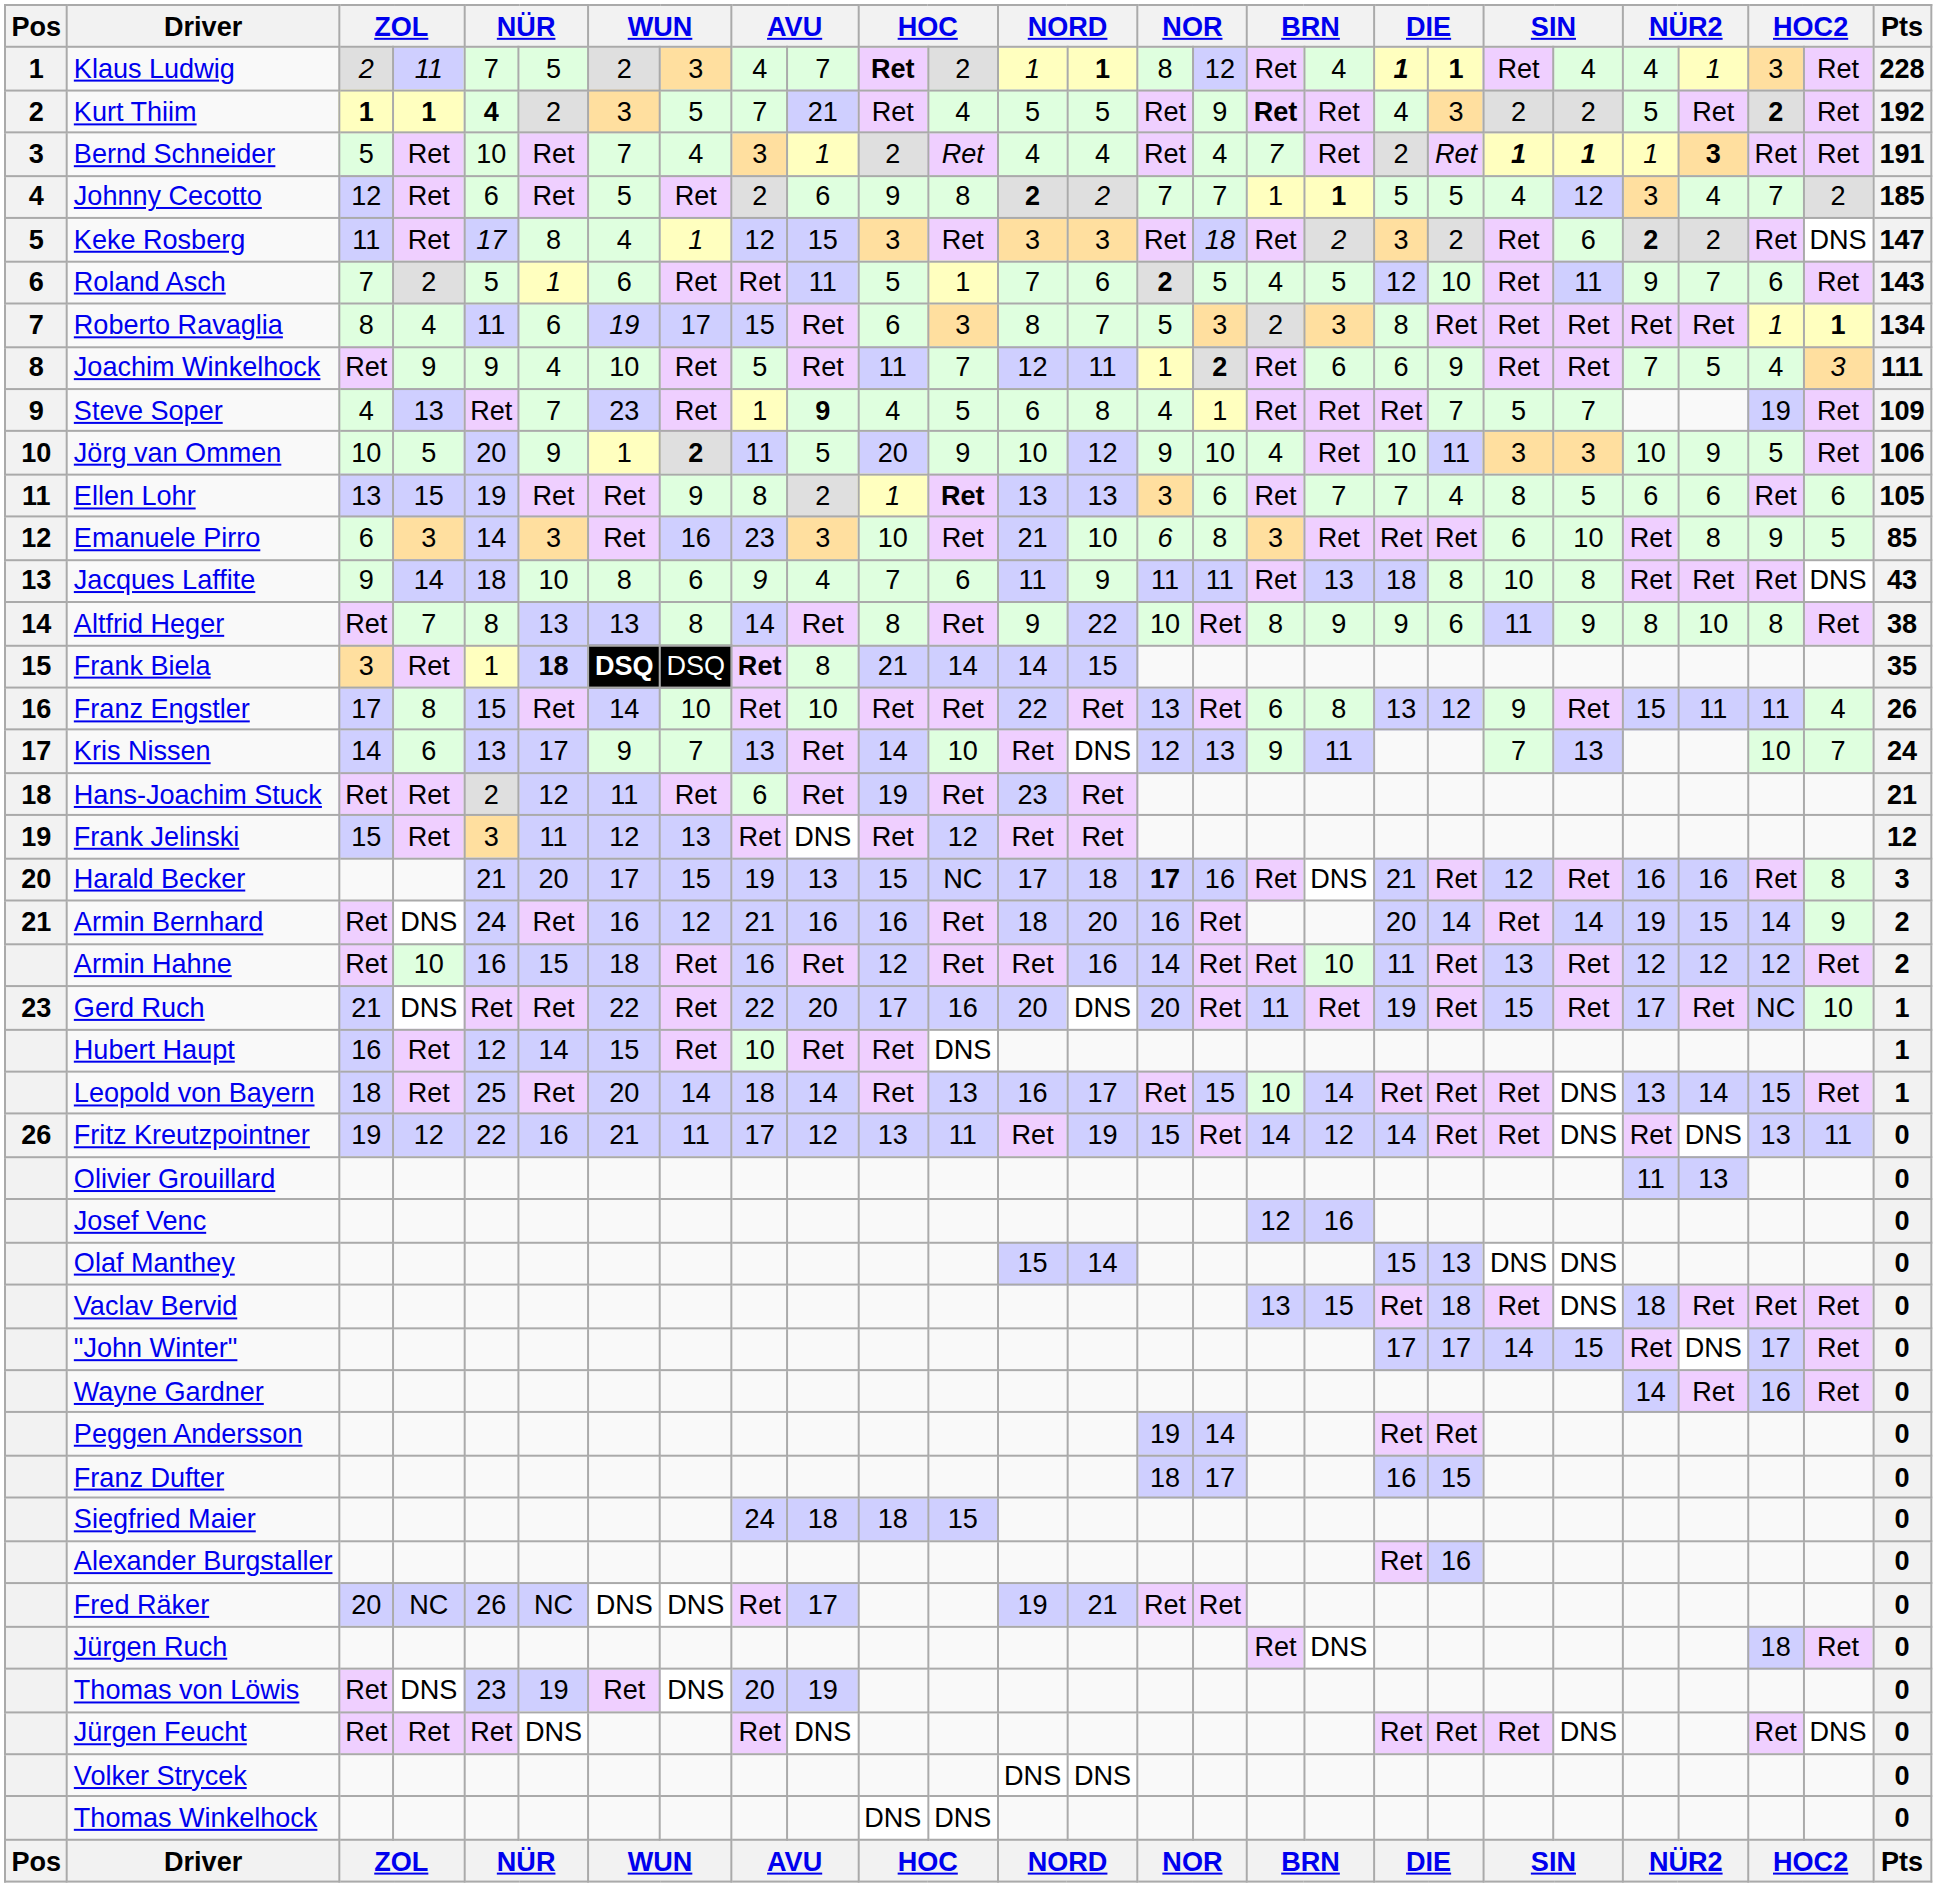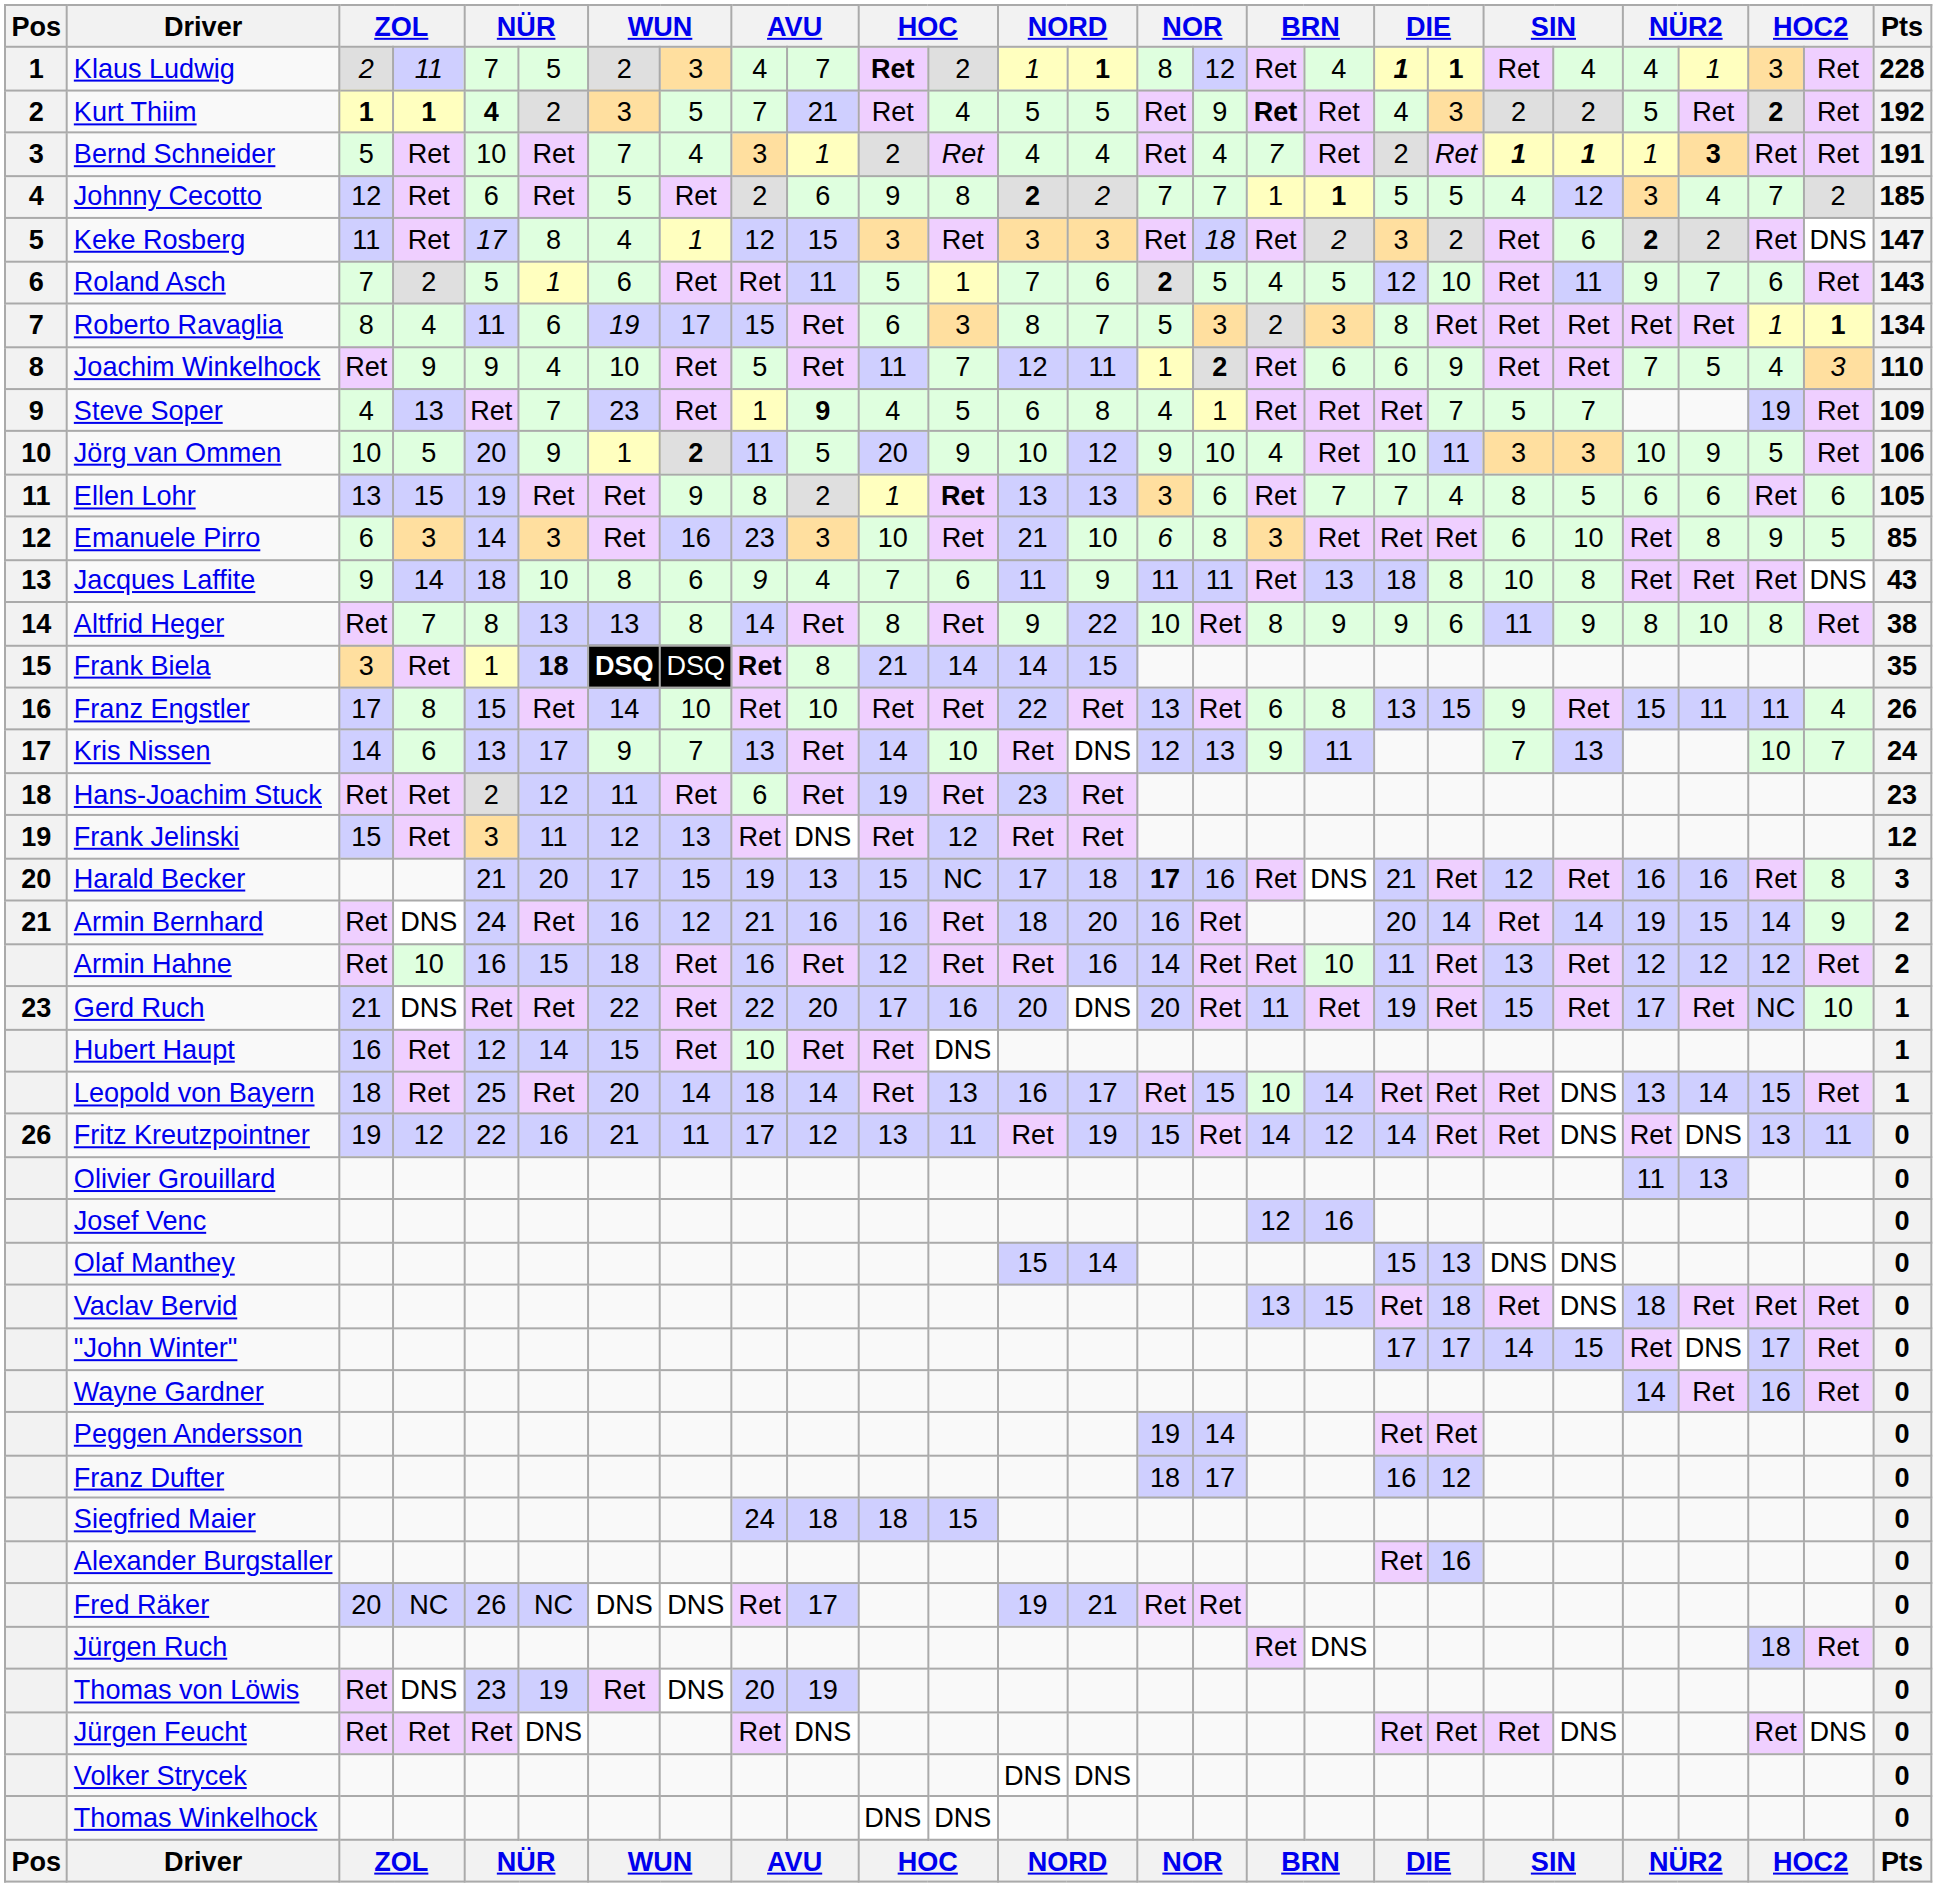(1902, 367) 111 -> (1902, 367) 110
(1456, 708) 12 -> (1456, 708) 15
(1902, 794) 21 -> (1902, 794) 23
(1456, 1476) 15 -> (1456, 1476) 12
